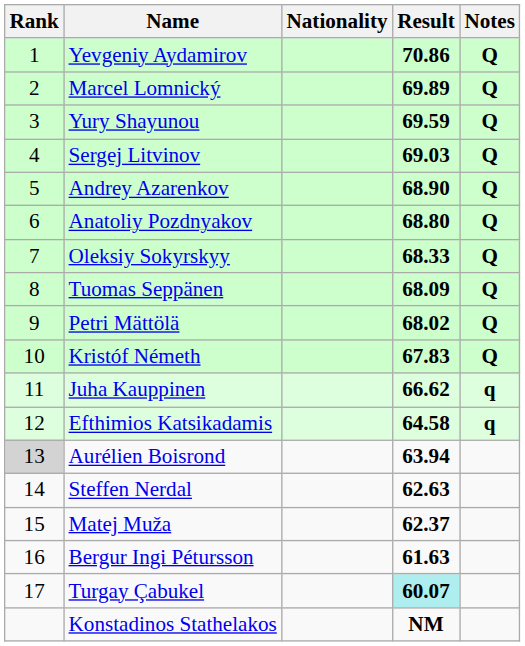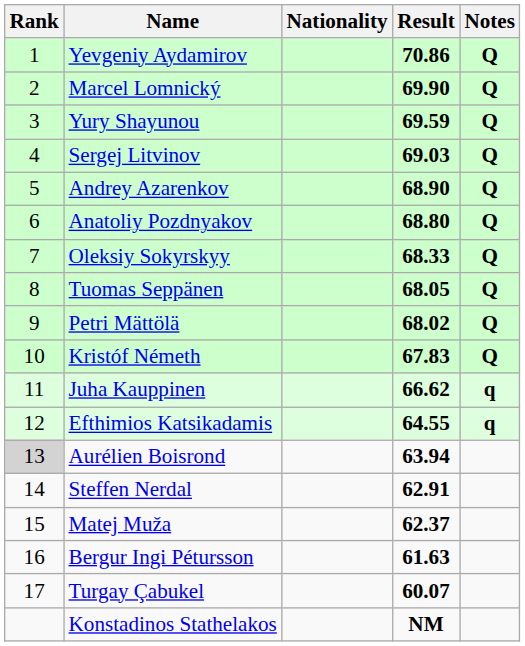(426, 88) 69.89 -> (426, 88) 69.90
(426, 289) 68.09 -> (426, 289) 68.05
(426, 423) 64.58 -> (426, 423) 64.55
(426, 490) 62.63 -> (426, 490) 62.91
(426, 590) paleturquoise background -> (426, 590) no background
